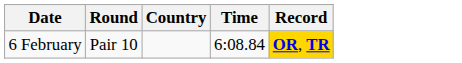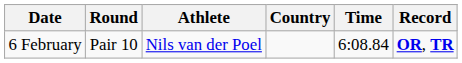+ column: (204, 17)
(301, 44) gold background -> (425, 44) no background
